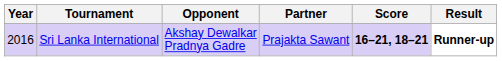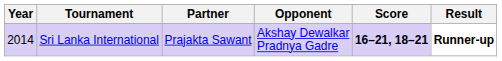columns swapped: (306, 14) <-> (211, 14)
(21, 40) 2016 -> (21, 40) 2014
